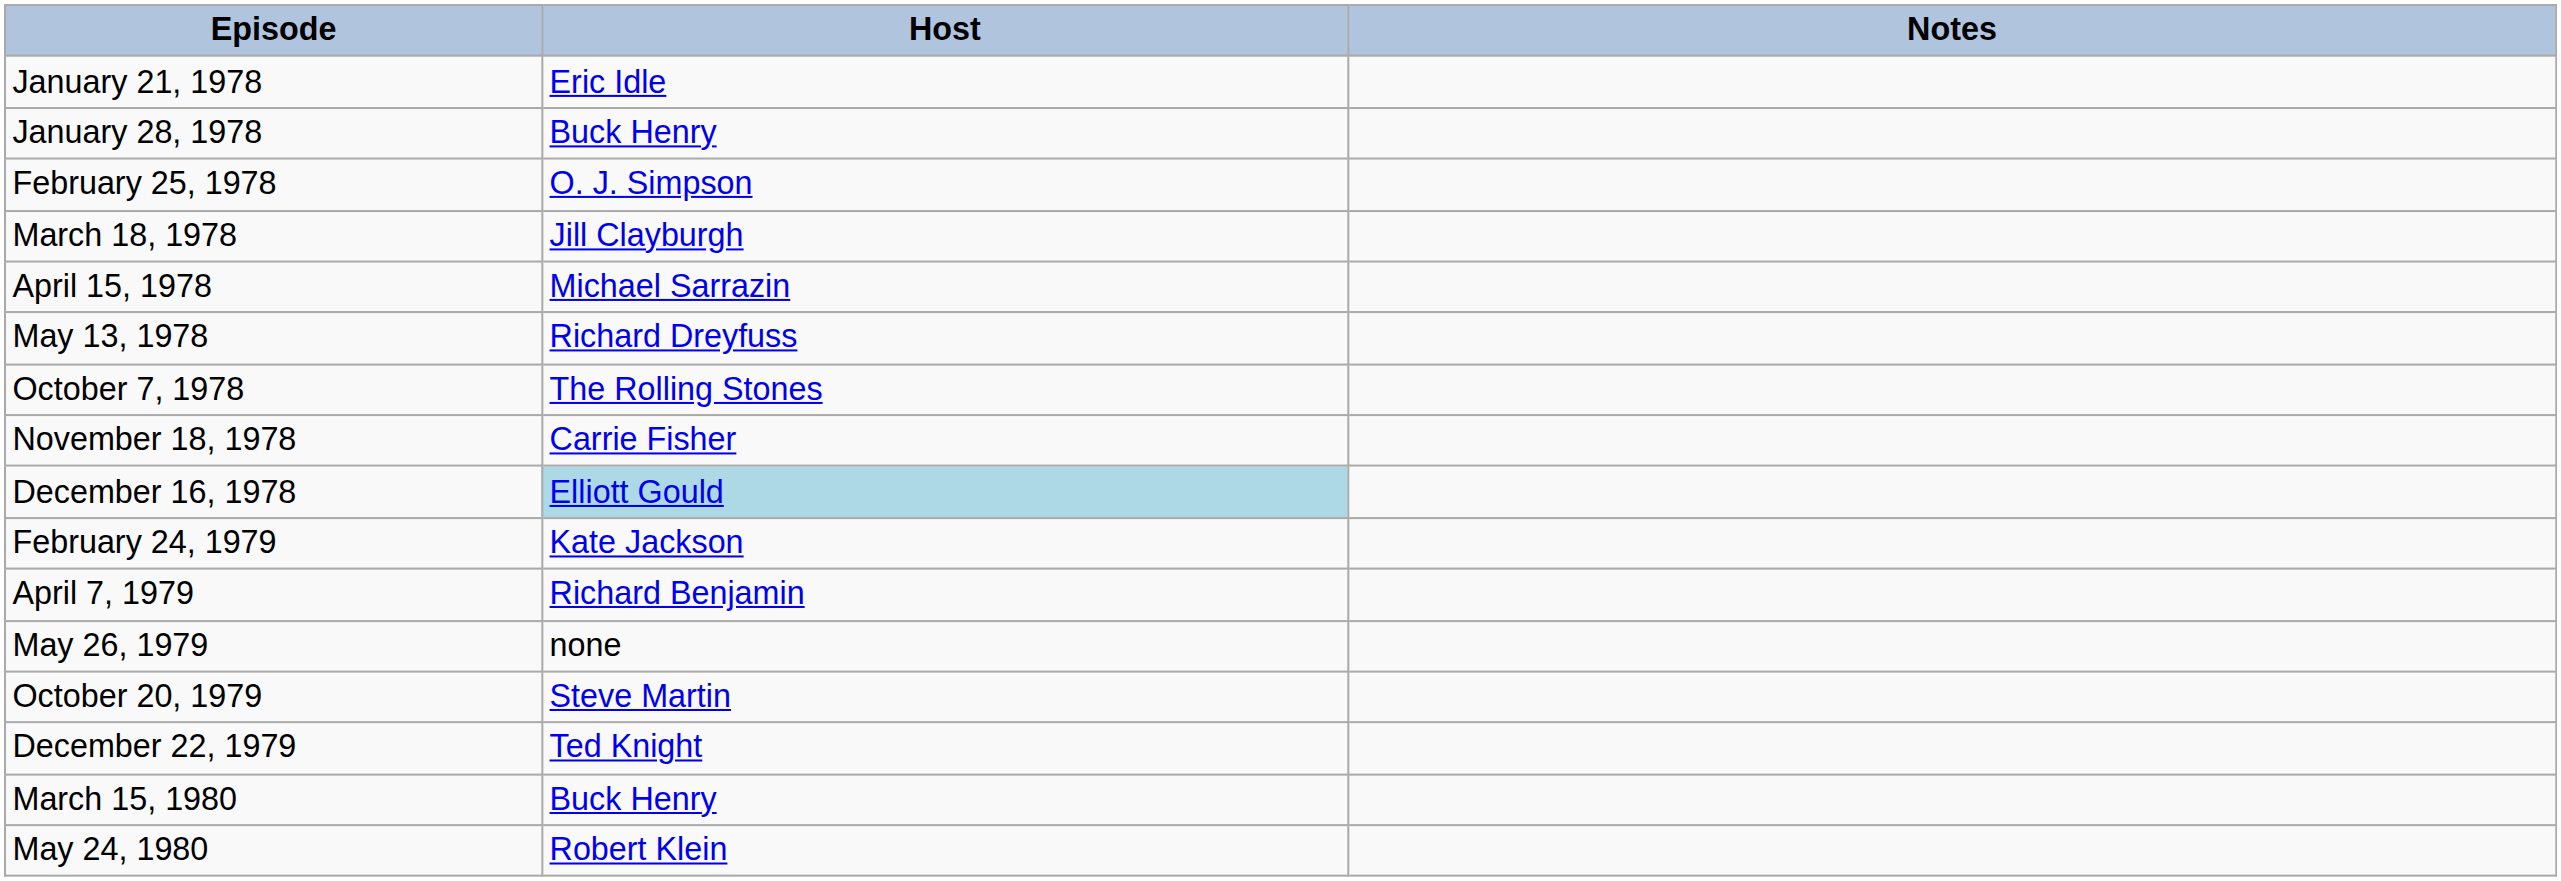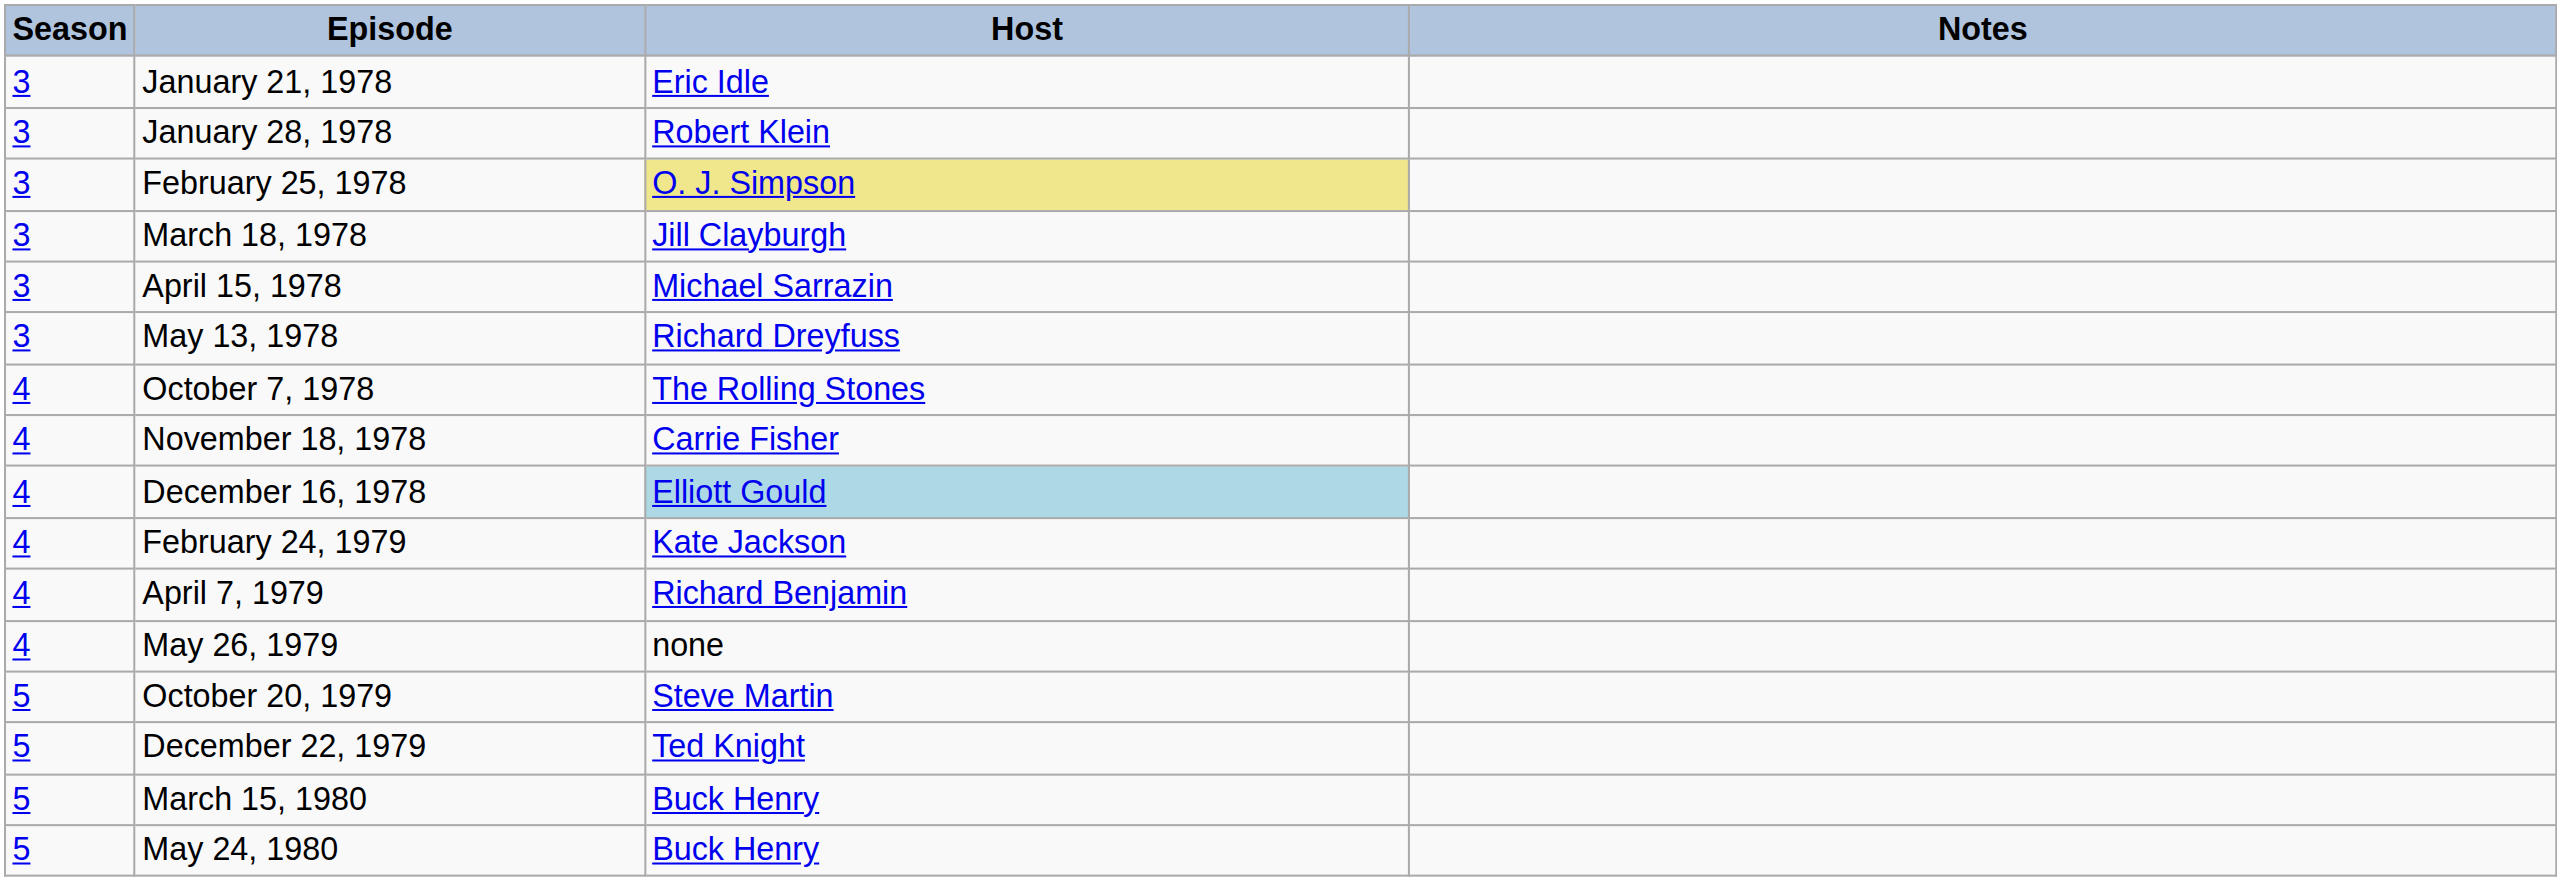+ column: (70, 30)
(633, 132) Buck Henry -> (741, 132) Robert Klein
(651, 183) no background -> (754, 183) khaki background
(638, 850) Robert Klein -> (736, 850) Buck Henry
